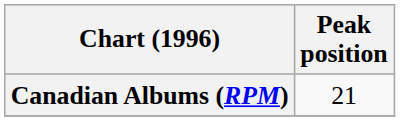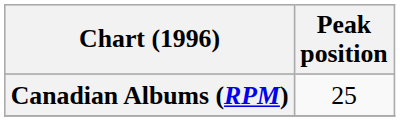(344, 94) 21 -> (344, 94) 25
